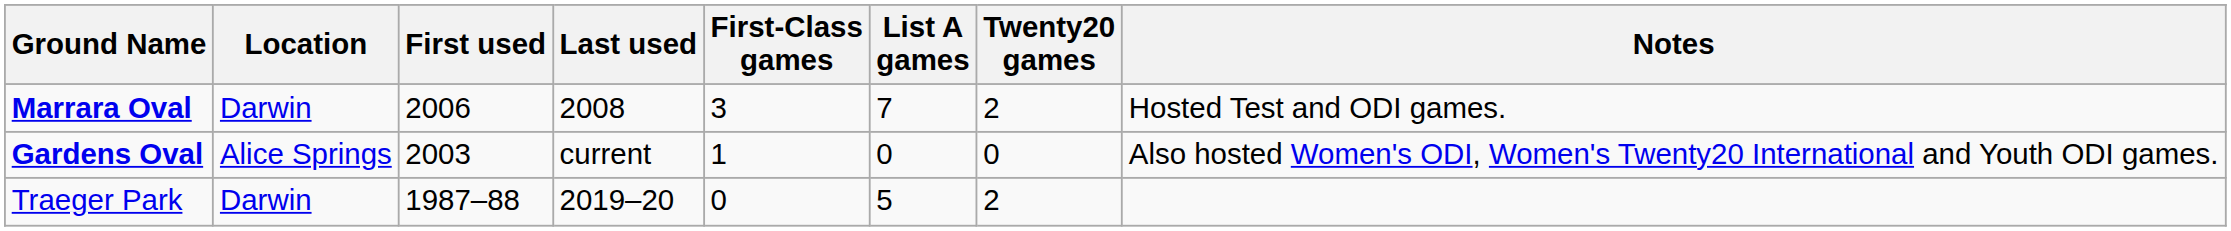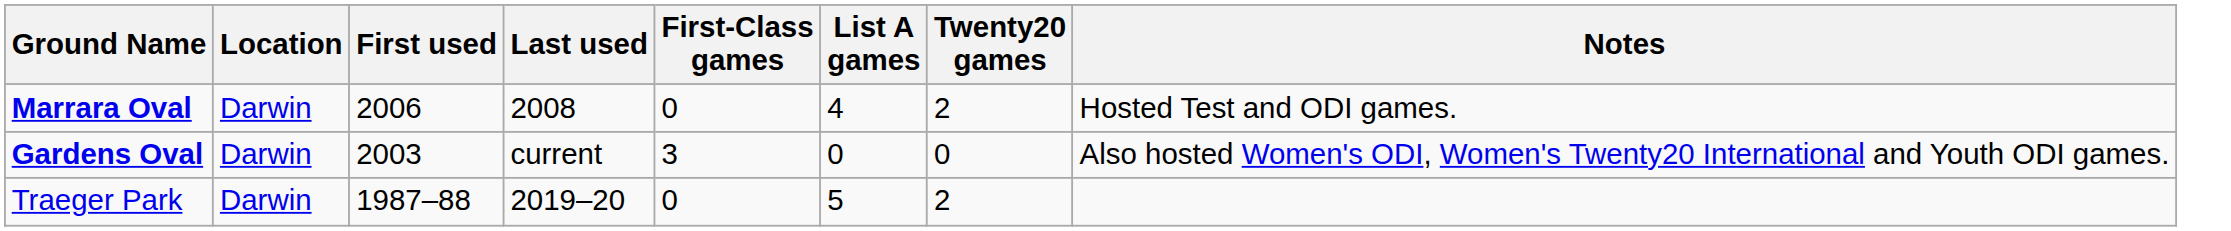(719, 107) 3 -> (670, 107) 0
(885, 107) 7 -> (835, 107) 4
(306, 154) Alice Springs -> (266, 154) Darwin
(719, 154) 1 -> (670, 154) 3
